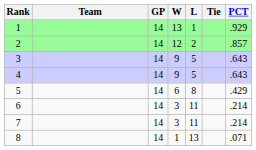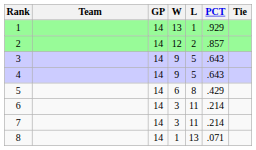columns swapped: (239, 12) <-> (214, 12)
